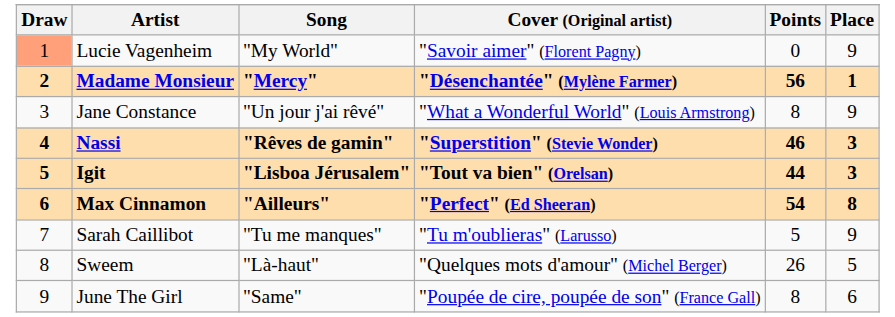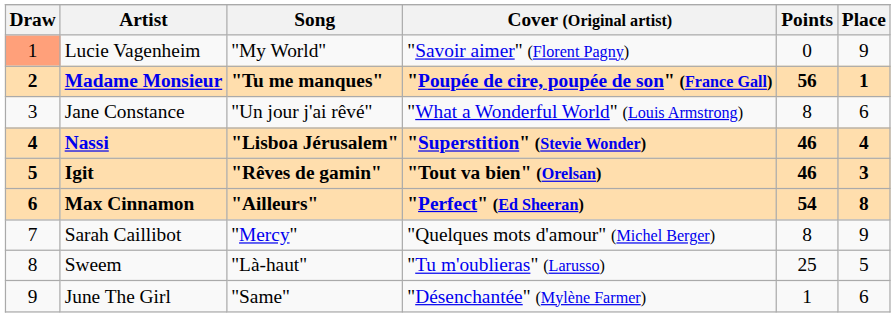(280, 81) "Mercy" -> (307, 81) "Tu me manques"
(548, 81) "Désenchantée" (Mylène Farmer) -> (590, 81) "Poupée de cire, poupée de son" (France Gall)
(852, 111) 9 -> (864, 111) 6
(318, 142) "Rêves de gamin" -> (315, 142) "Lisboa Jérusalem"
(852, 142) 3 -> (864, 142) 4
(327, 173) "Lisboa Jérusalem" -> (306, 173) "Rêves de gamin"
(795, 173) 44 -> (807, 173) 46
(312, 234) "Tu me manques" -> (264, 234) "Mercy"
(518, 234) "Tu m'oublieras" (Larusso) -> (561, 234) "Quelques mots d'amour" (Michel Berger)
(795, 234) 5 -> (807, 234) 8
(573, 265) "Quelques mots d'amour" (Michel Berger) -> (506, 265) "Tu m'oublieras" (Larusso)
(795, 265) 26 -> (807, 265) 25
(590, 296) "Poupée de cire, poupée de son" (France Gall) -> (527, 296) "Désenchantée" (Mylène Farmer)
(795, 296) 8 -> (807, 296) 1
